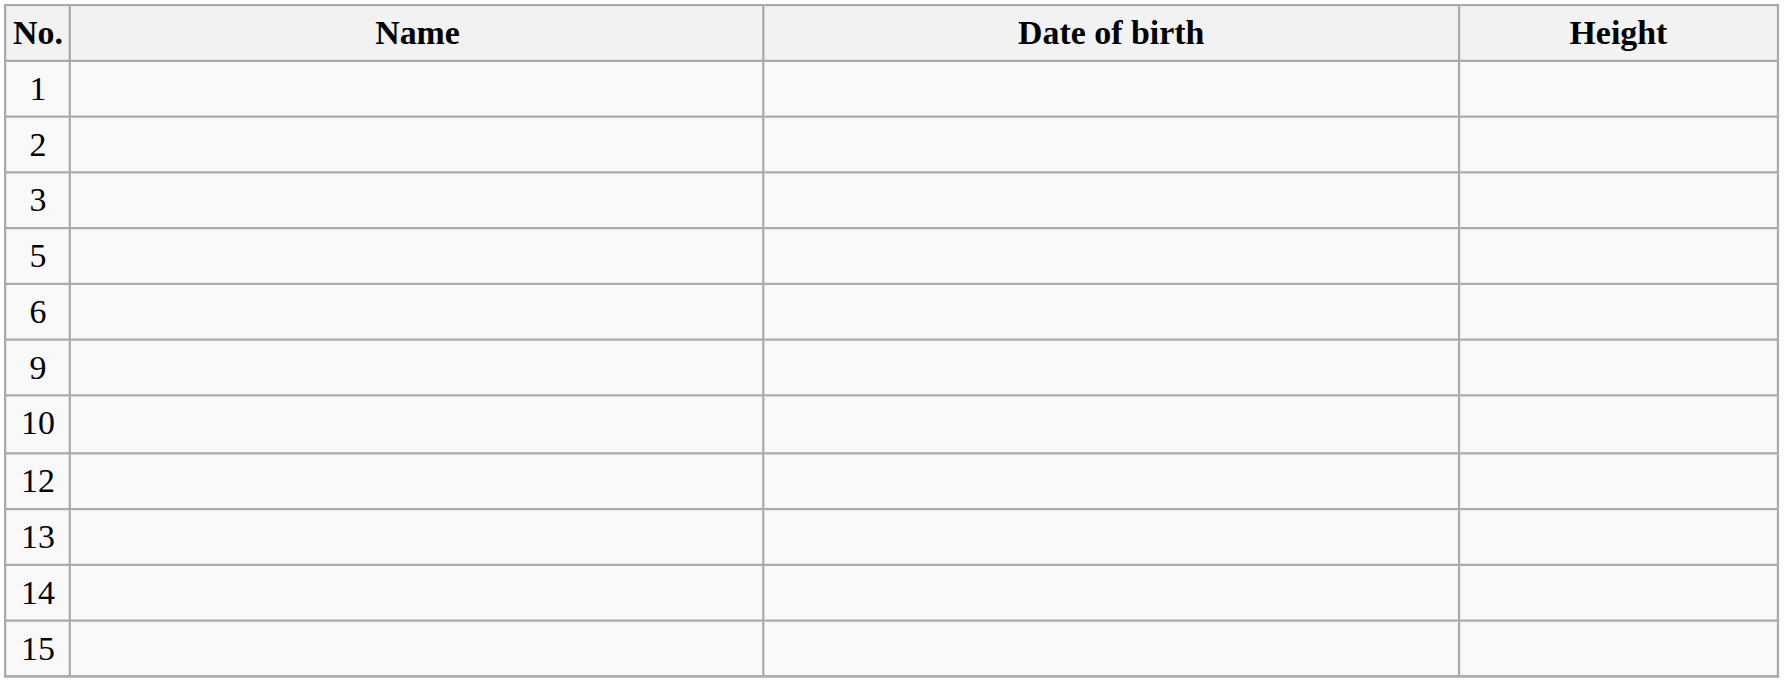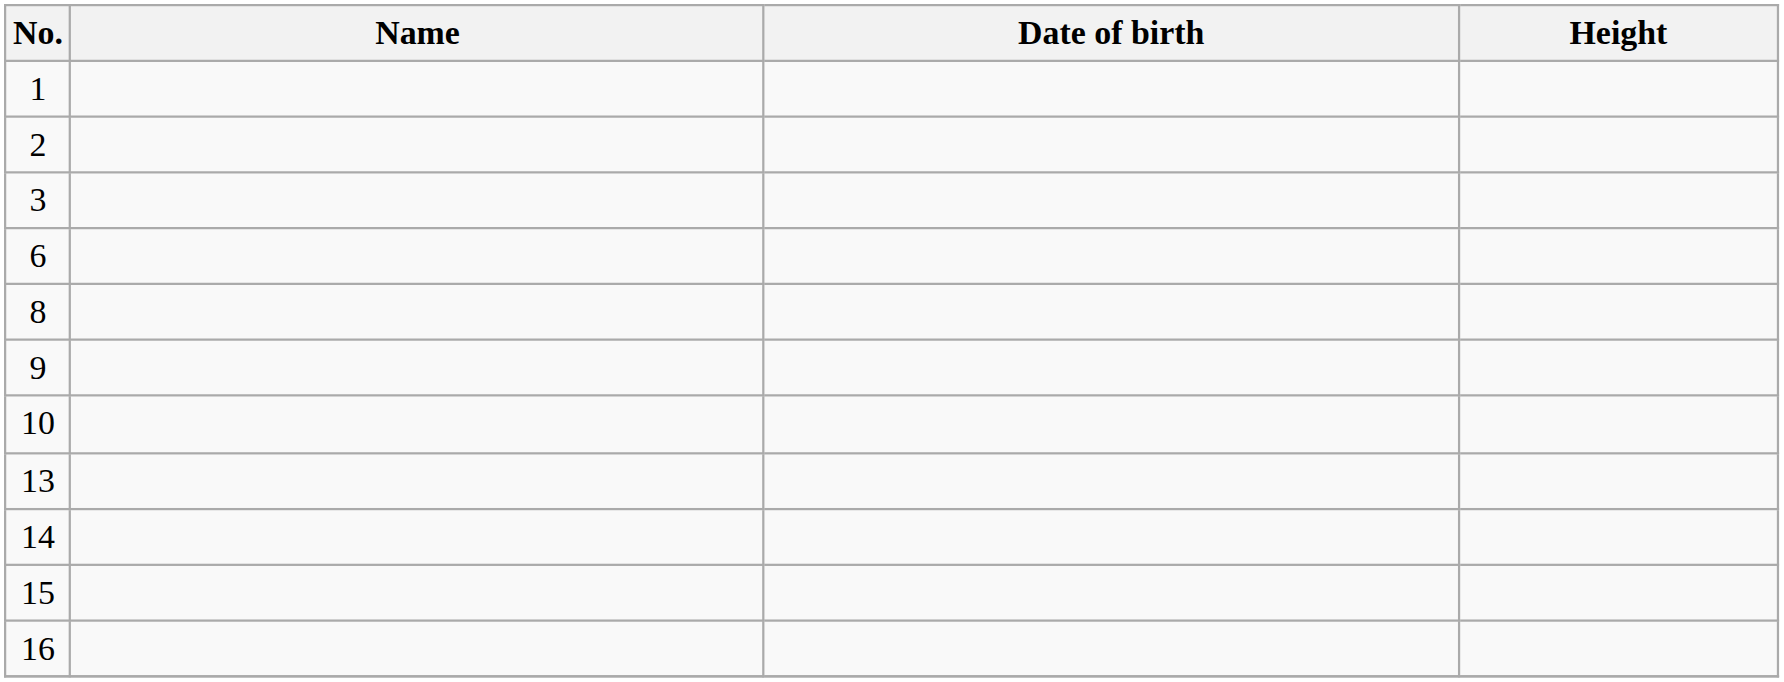- row: (38, 256)
+ row: (38, 312)
- row: (38, 479)
+ row: (38, 647)
